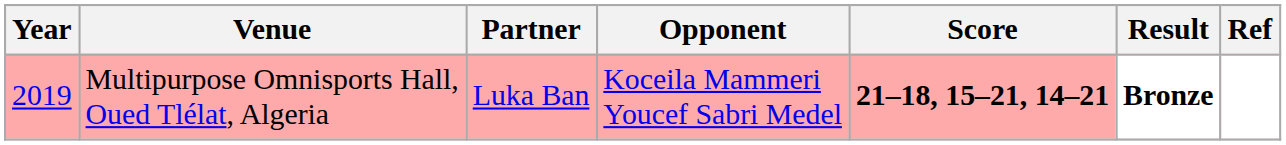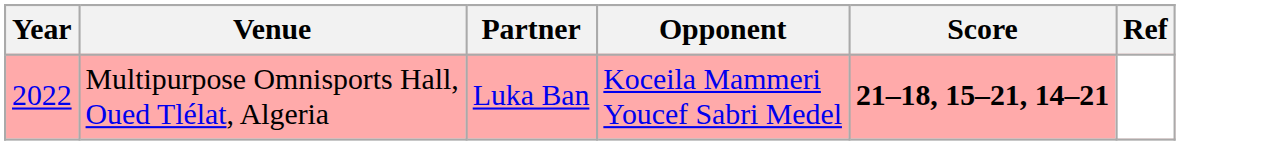- column: (1168, 29)
(42, 96) 2019 -> (42, 96) 2022
